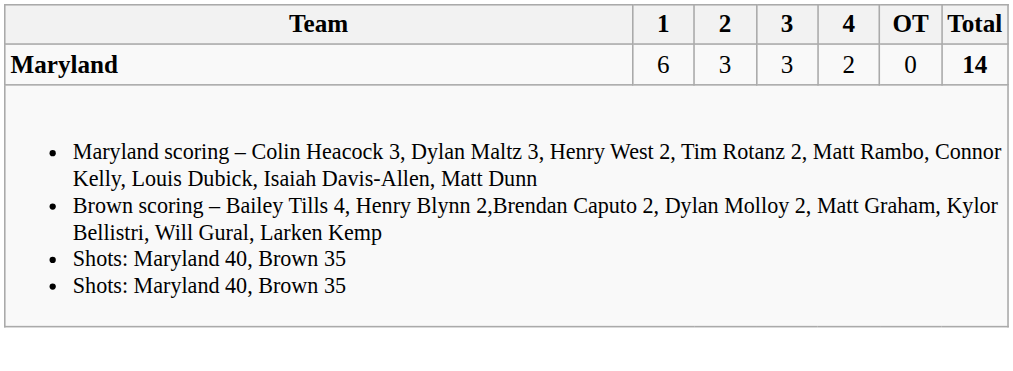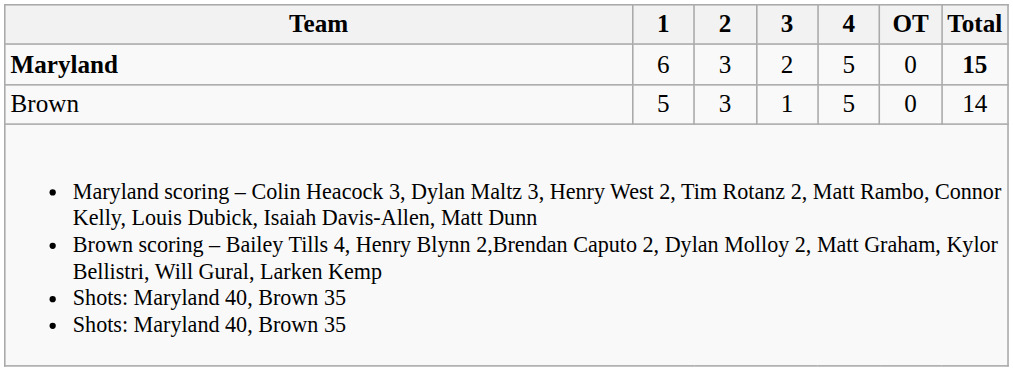(787, 64) 3 -> (787, 64) 2
(849, 64) 2 -> (849, 64) 5
(975, 64) 14 -> (975, 64) 15
+ row: (45, 104)
